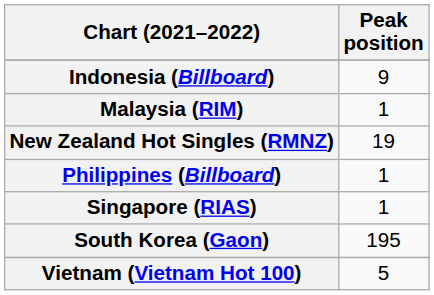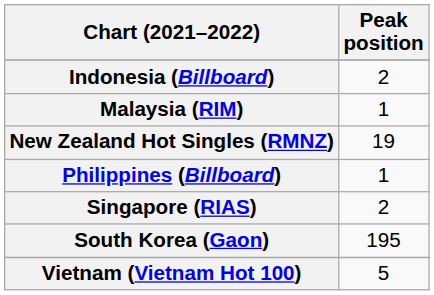(384, 76) 9 -> (384, 76) 2
(384, 207) 1 -> (384, 207) 2
